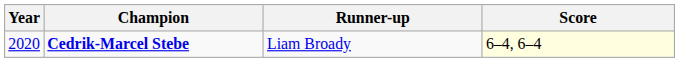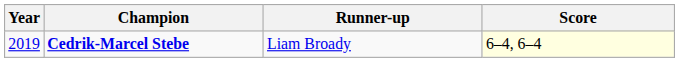(24, 44) 2020 -> (24, 44) 2019
